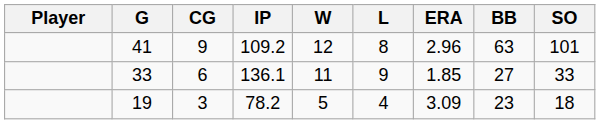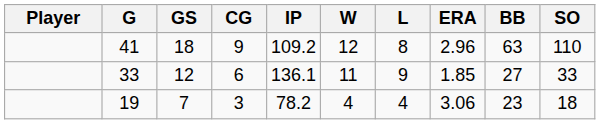+ column: (184, 18)
(564, 47) 101 -> (567, 47) 110
(323, 103) 5 -> (348, 103) 4
(444, 103) 3.09 -> (458, 103) 3.06
